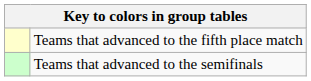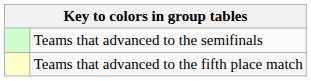rows swapped: (148, 64) <-> (168, 40)
